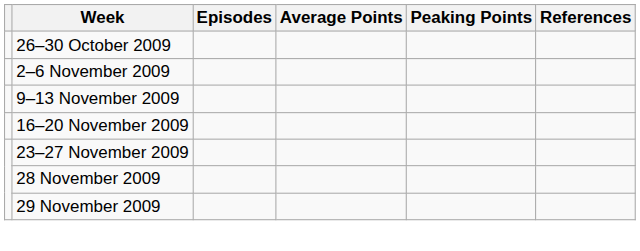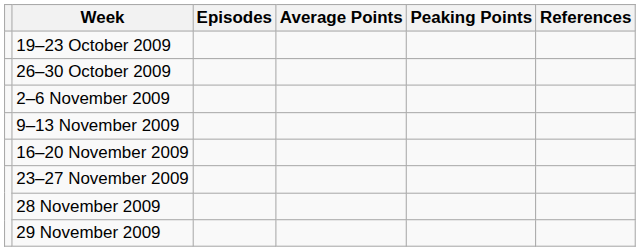+ row: (94, 44)
